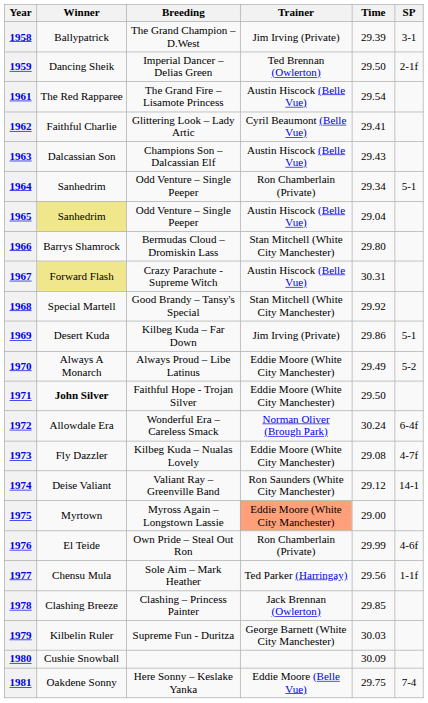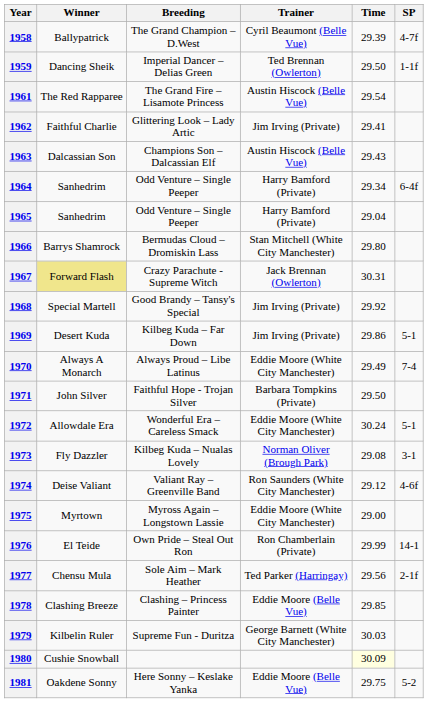(296, 36) Jim Irving (Private) -> (296, 36) Cyril Beaumont (Belle Vue)
(409, 36) 3-1 -> (409, 36) 4-7f
(409, 66) 2-1f -> (409, 66) 1-1f
(296, 126) Cyril Beaumont (Belle Vue) -> (296, 126) Jim Irving (Private)
(296, 186) Ron Chamberlain (Private) -> (296, 186) Harry Bamford (Private)
(409, 186) 5-1 -> (409, 186) 6-4f
(82, 216) khaki background -> (82, 216) no background
(296, 216) Austin Hiscock (Belle Vue) -> (296, 216) Harry Bamford (Private)
(296, 276) Austin Hiscock (Belle Vue) -> (296, 276) Jack Brennan (Owlerton)
(296, 306) Stan Mitchell (White City Manchester) -> (296, 306) Jim Irving (Private)
(409, 366) 5-2 -> (409, 366) 7-4
(82, 396) bold -> (82, 396) normal
(296, 396) Eddie Moore (White City Manchester) -> (296, 396) Barbara Tompkins (Private)
(296, 426) Norman Oliver (Brough Park) -> (296, 426) Eddie Moore (White City Manchester)
(409, 426) 6-4f -> (409, 426) 5-1
(296, 455) Eddie Moore (White City Manchester) -> (296, 455) Norman Oliver (Brough Park)
(409, 455) 4-7f -> (409, 455) 3-1
(409, 485) 14-1 -> (409, 485) 4-6f
(296, 515) lightsalmon background -> (296, 515) no background
(409, 545) 4-6f -> (409, 545) 14-1
(409, 575) 1-1f -> (409, 575) 2-1f
(296, 605) Jack Brennan (Owlerton) -> (296, 605) Eddie Moore (Belle Vue)
(373, 659) no background -> (373, 659) lightyellow background
(409, 682) 7-4 -> (409, 682) 5-2
